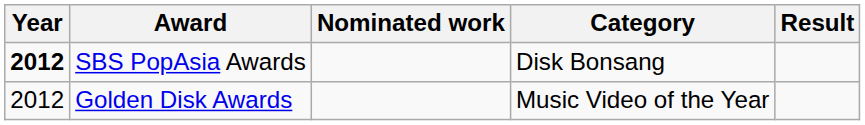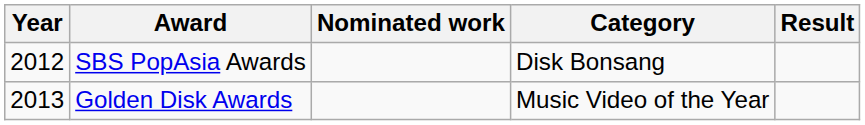(37, 61) bold -> (37, 61) normal
(37, 100) 2012 -> (37, 100) 2013
